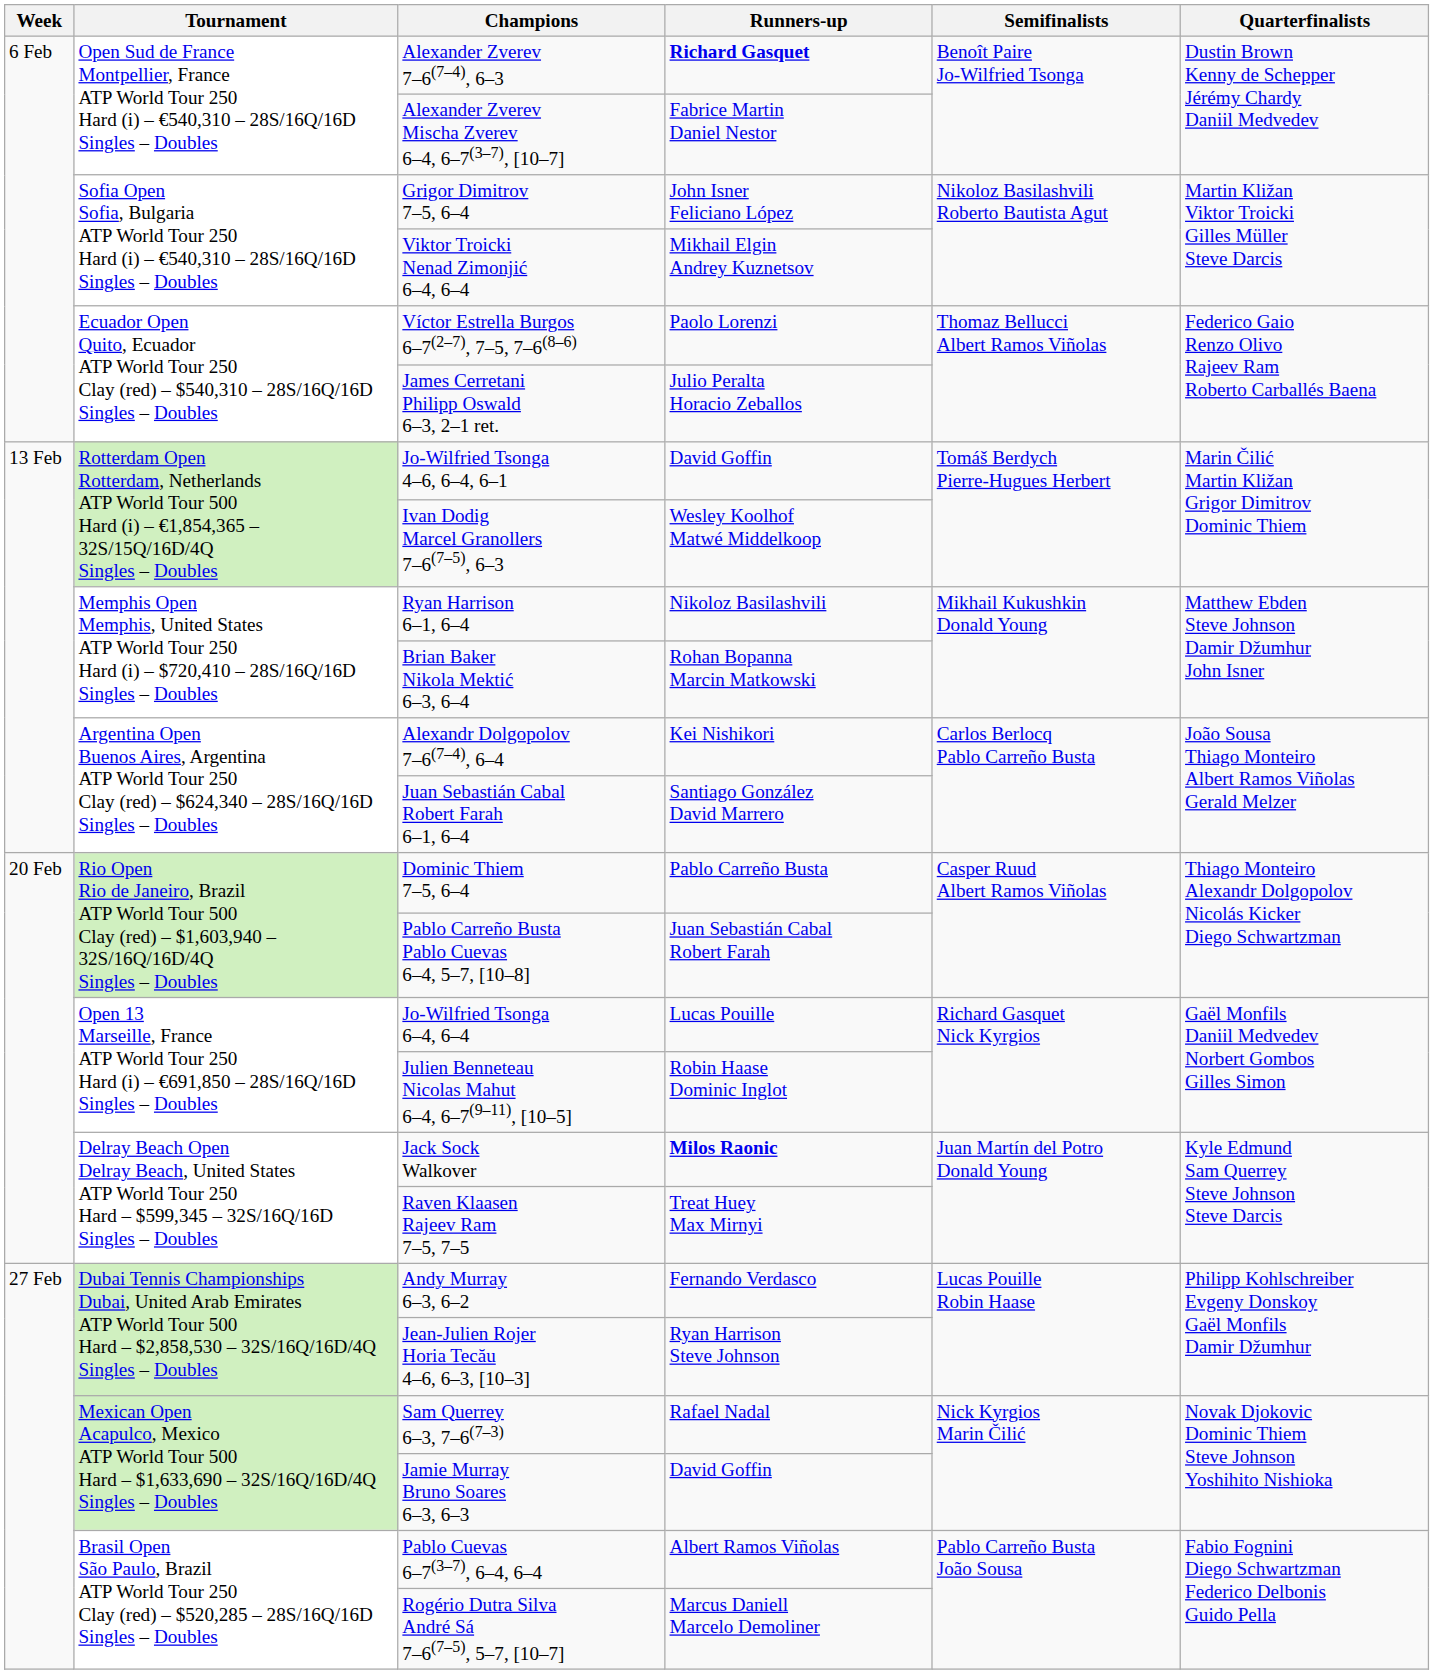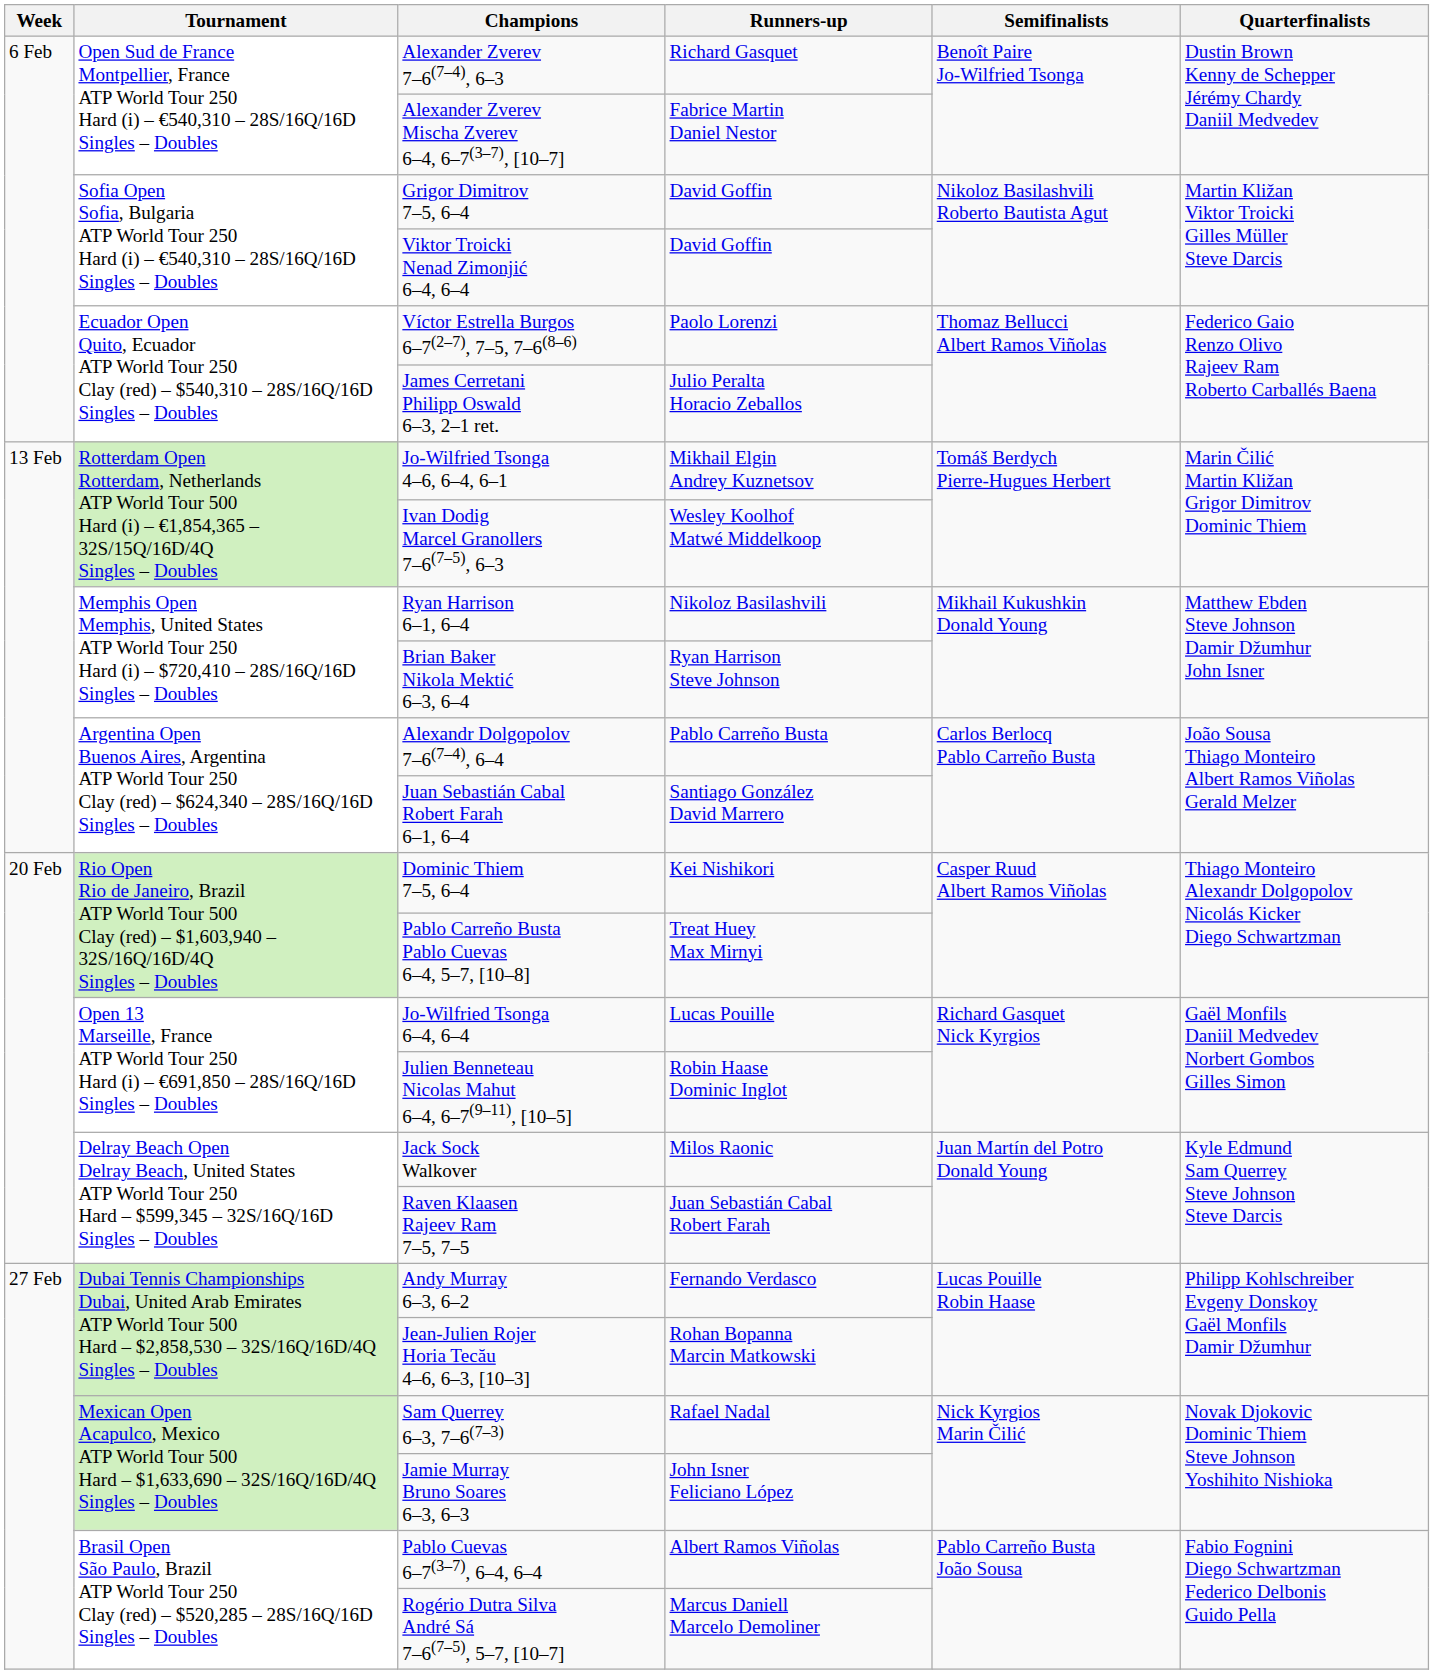(739, 52) bold -> (734, 52) normal
(731, 202) John Isner Feliciano López -> (721, 190) David Goffin
(742, 256) Mikhail Elgin Andrey Kuznetsov -> (721, 245) David Goffin
(721, 457) David Goffin -> (742, 468) Mikhail Elgin Andrey Kuznetsov
(743, 667) Rohan Bopanna Marcin Matkowski -> (725, 667) Ryan Harrison Steve Johnson
(722, 733) Kei Nishikori -> (749, 733) Pablo Carreño Busta
(749, 868) Pablo Carreño Busta -> (722, 868) Kei Nishikori
(751, 939) Juan Sebastián Cabal Robert Farah -> (716, 939) Treat Huey Max Mirnyi
(724, 1148) bold -> (721, 1148) normal
(716, 1214) Treat Huey Max Mirnyi -> (751, 1214) Juan Sebastián Cabal Robert Farah
(725, 1345) Ryan Harrison Steve Johnson -> (743, 1345) Rohan Bopanna Marcin Matkowski
(721, 1469) David Goffin -> (731, 1480) John Isner Feliciano López
